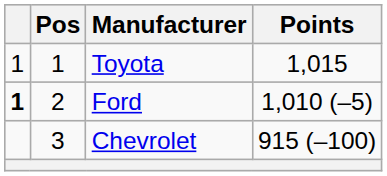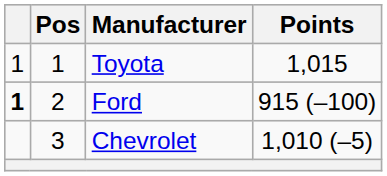(317, 102) 1,010 (–5) -> (317, 102) 915 (–100)
(317, 141) 915 (–100) -> (317, 141) 1,010 (–5)
